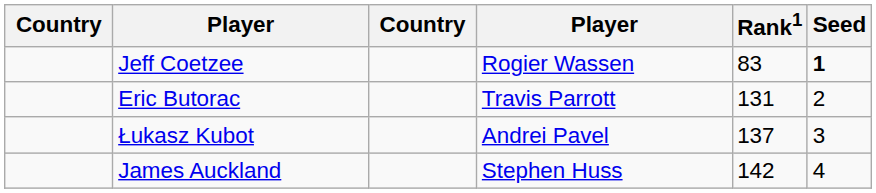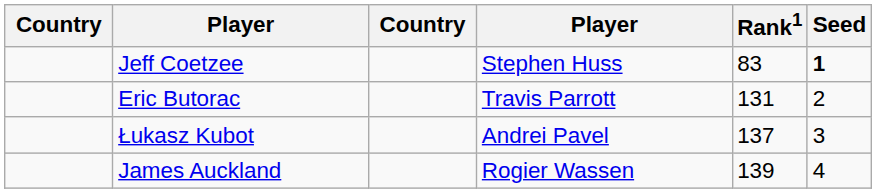(558, 63) Rogier Wassen -> (552, 63) Stephen Huss
(552, 170) Stephen Huss -> (558, 170) Rogier Wassen
(756, 170) 142 -> (756, 170) 139
